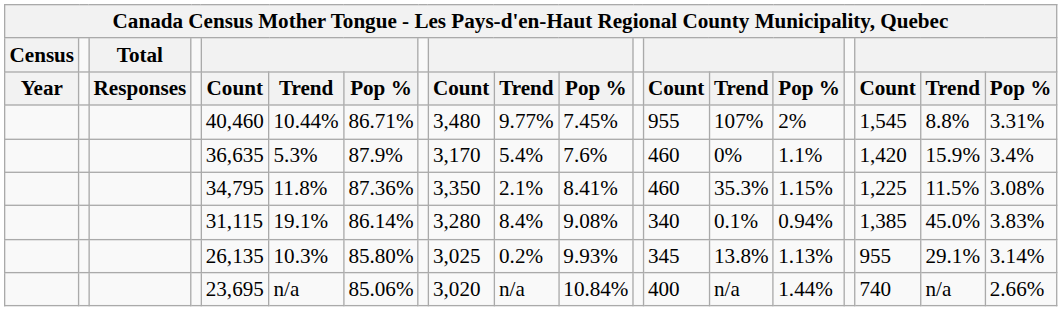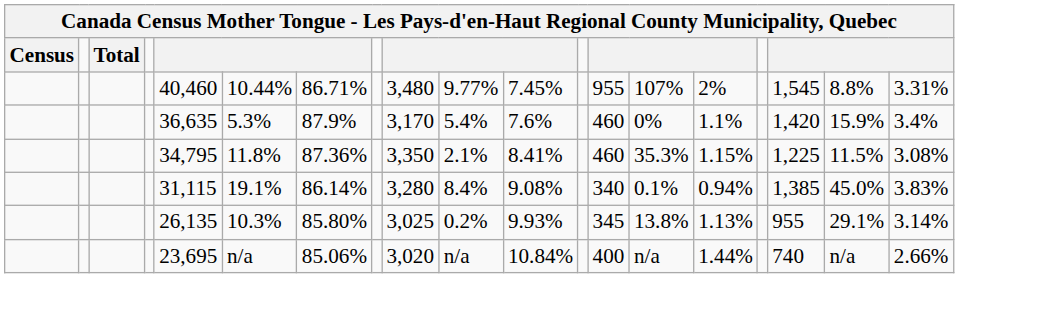- row: (42, 88)
